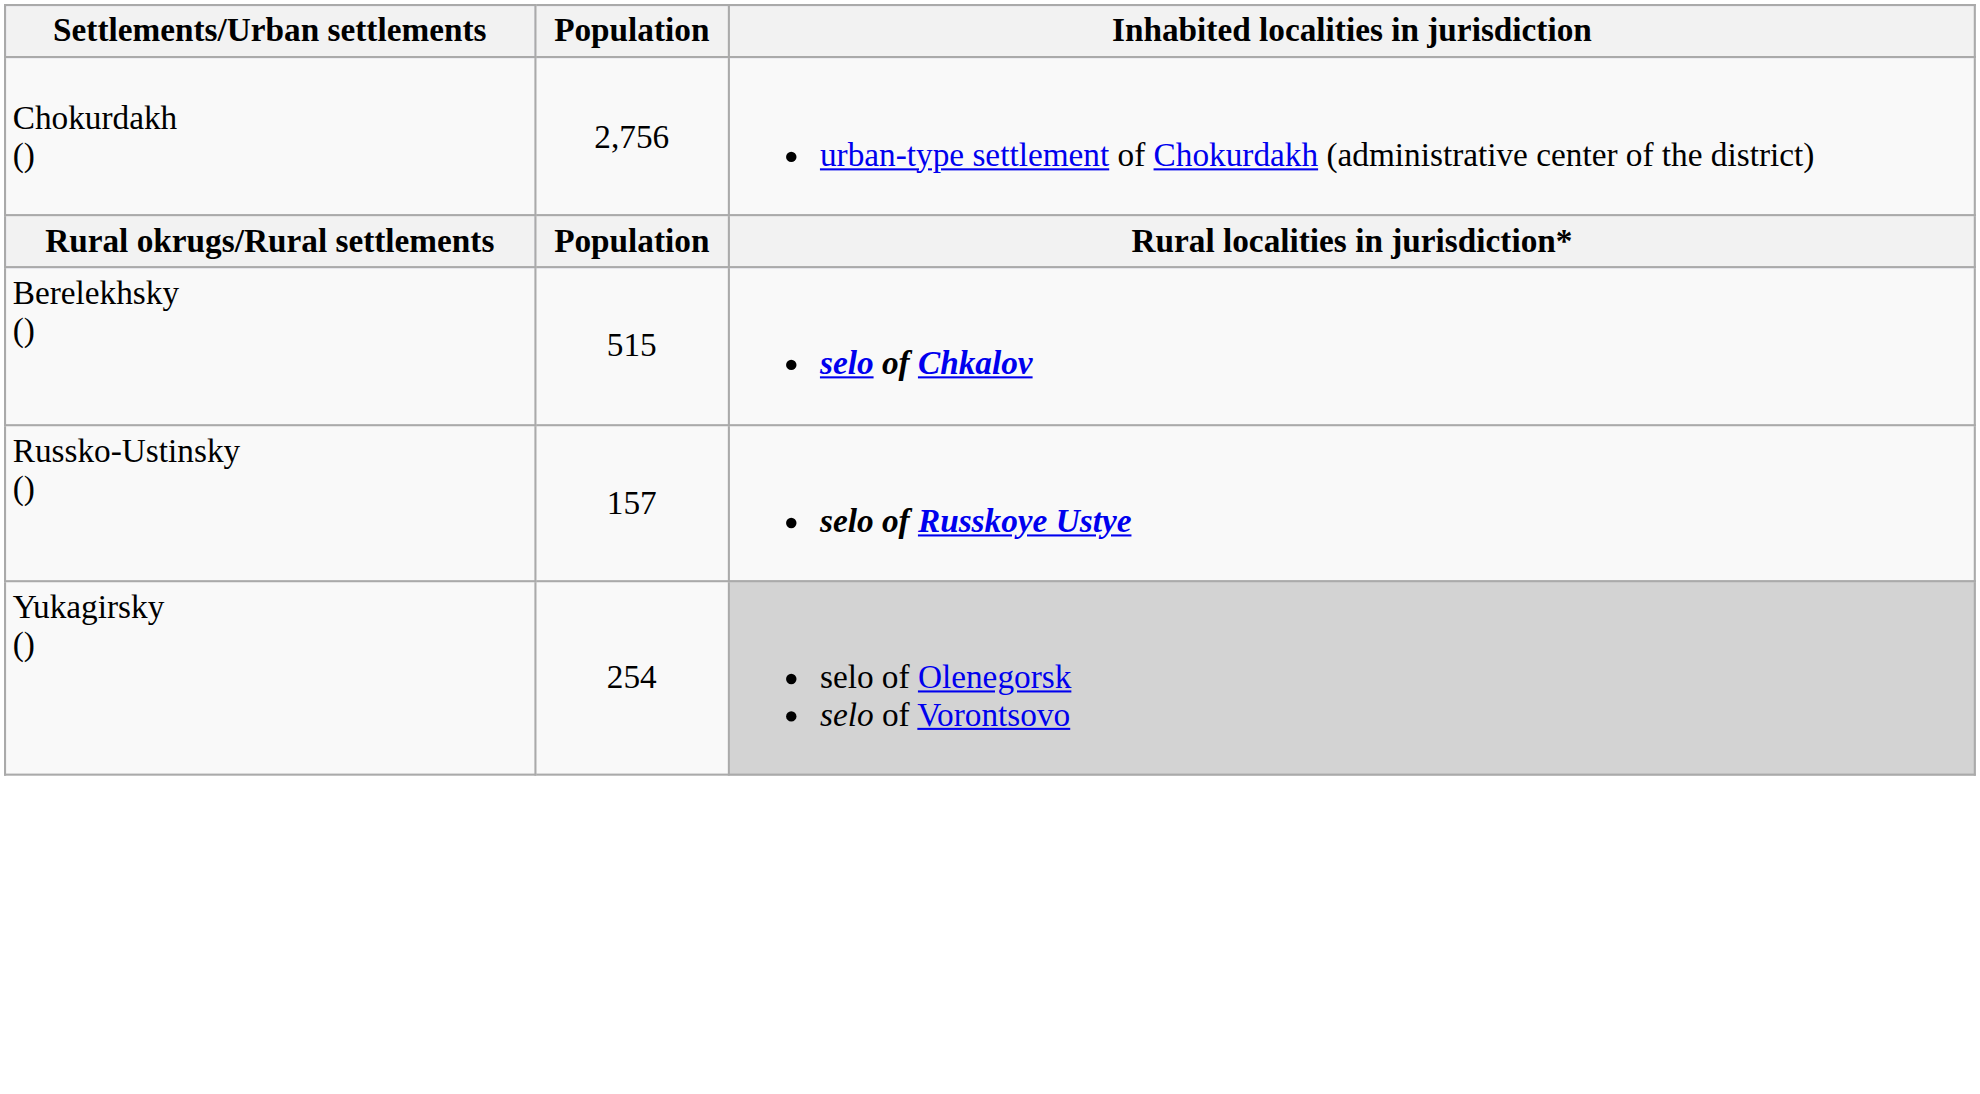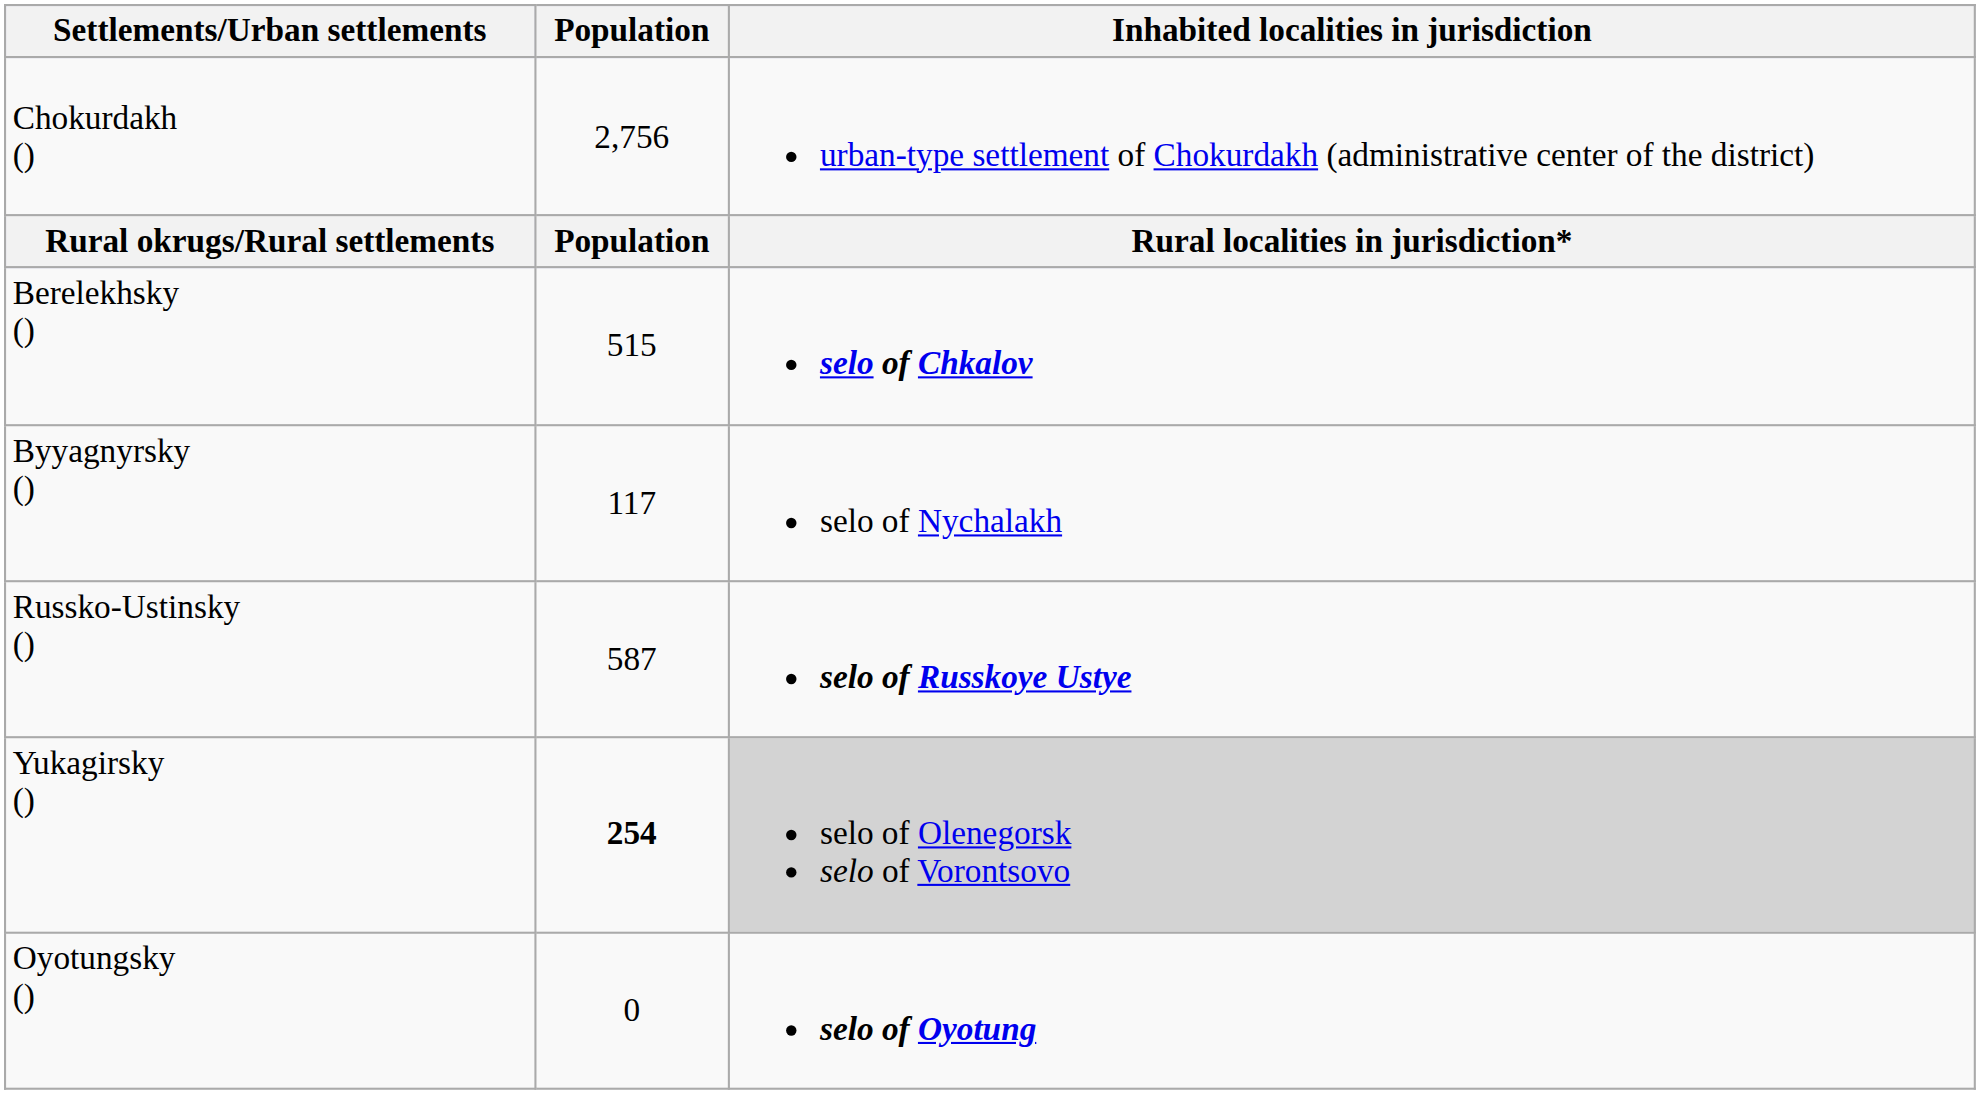+ row: (101, 468)
(632, 502) 157 -> (632, 658) 587
(632, 677) normal -> (632, 834) bold
+ row: (94, 976)
